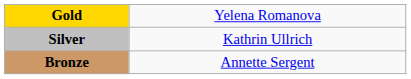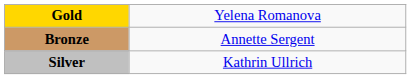rows swapped: (67, 39) <-> (67, 62)
